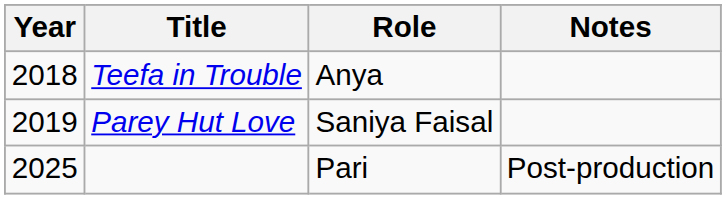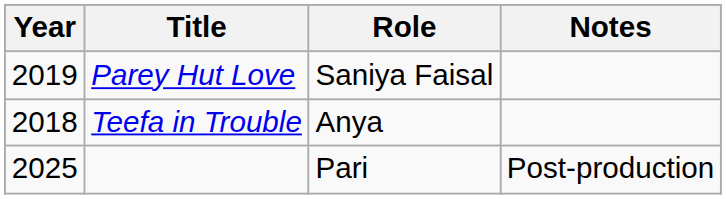rows swapped: (197, 74) <-> (193, 121)
